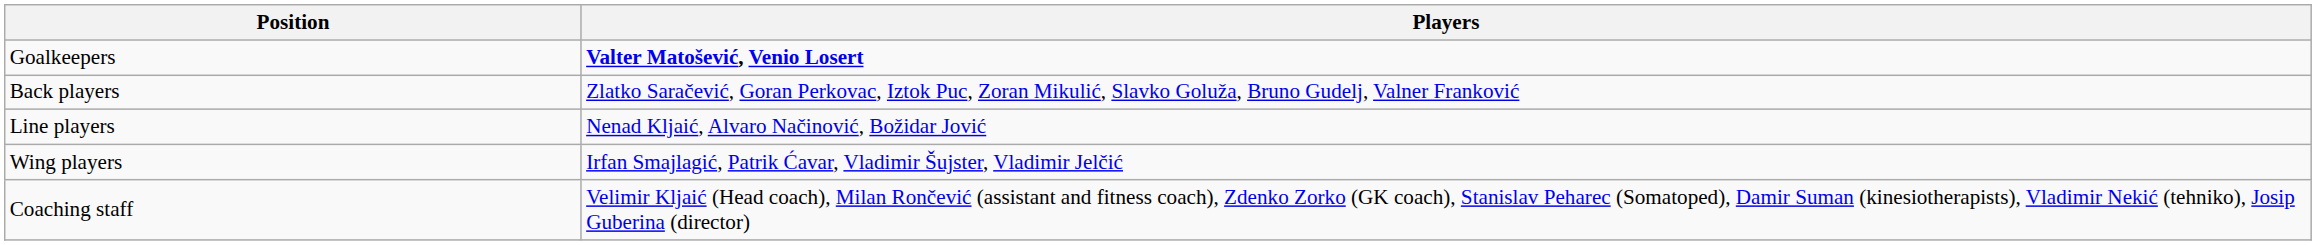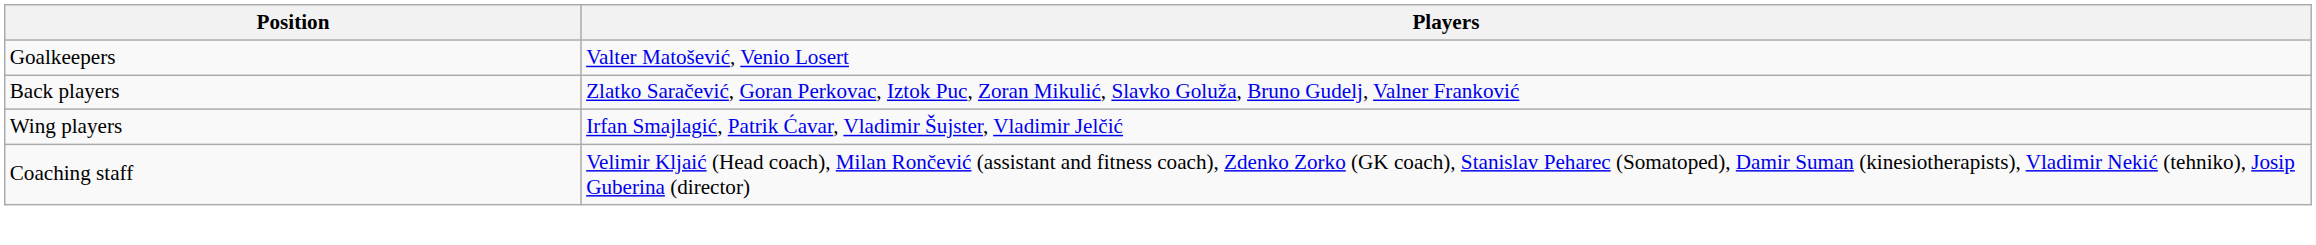(725, 57) bold -> (718, 57) normal
- row: (62, 127)
